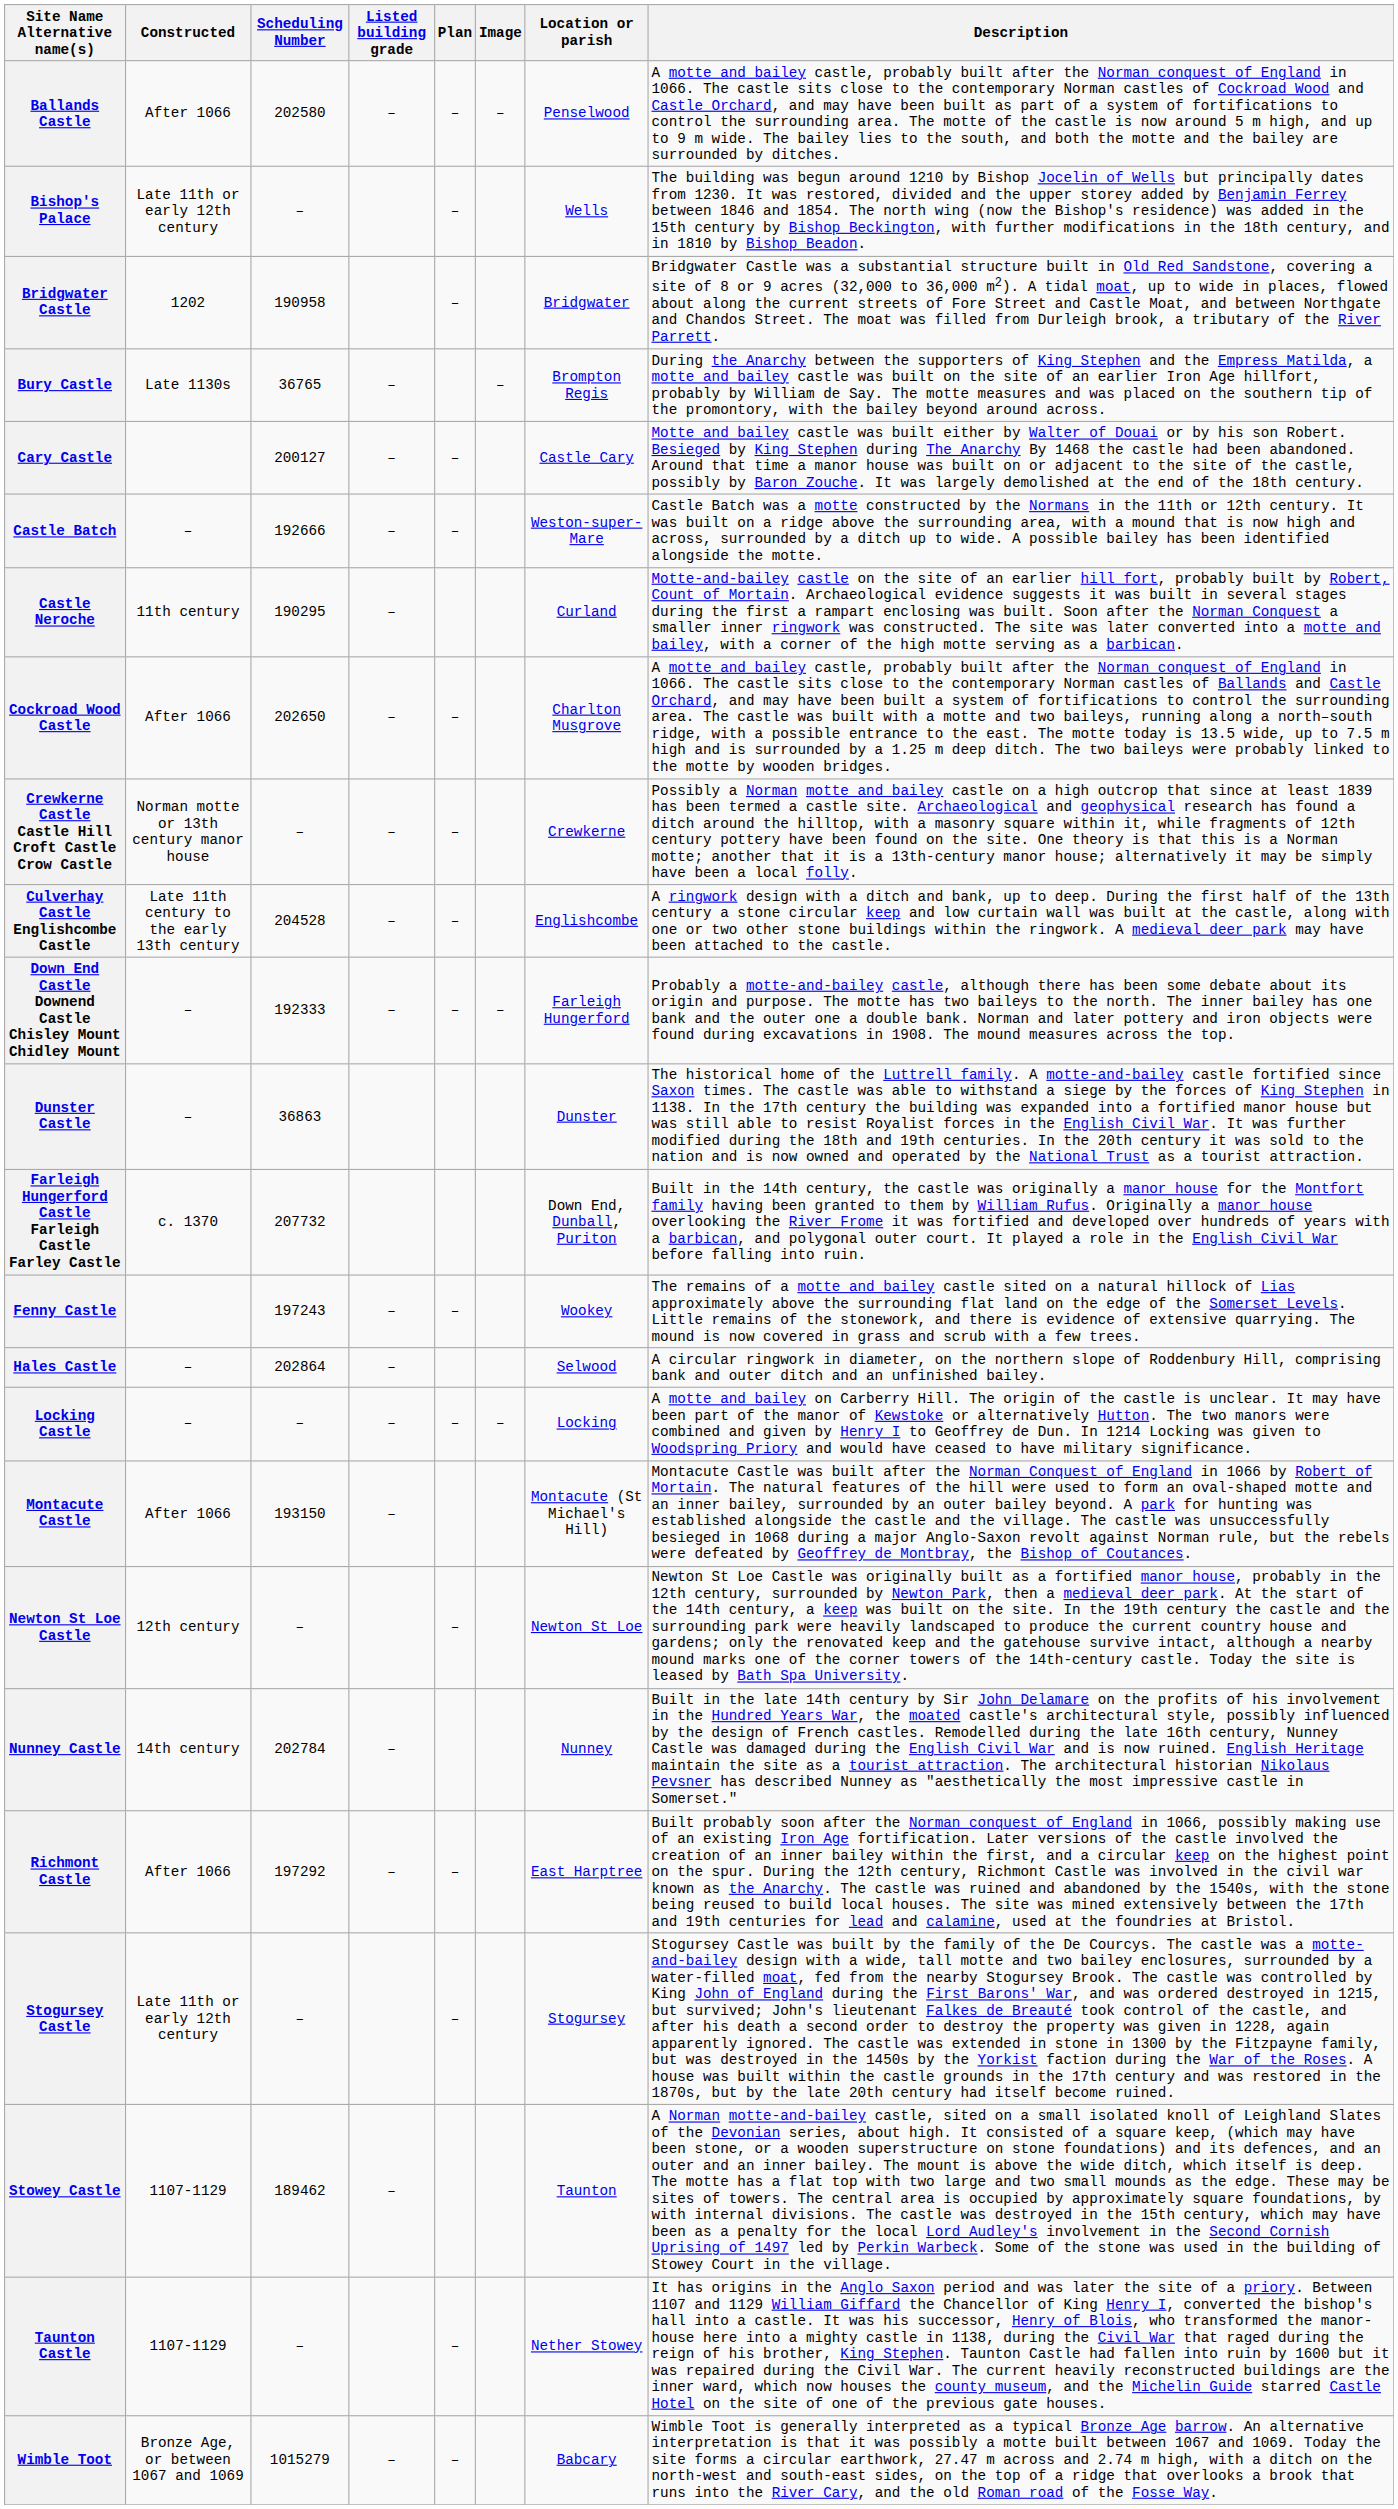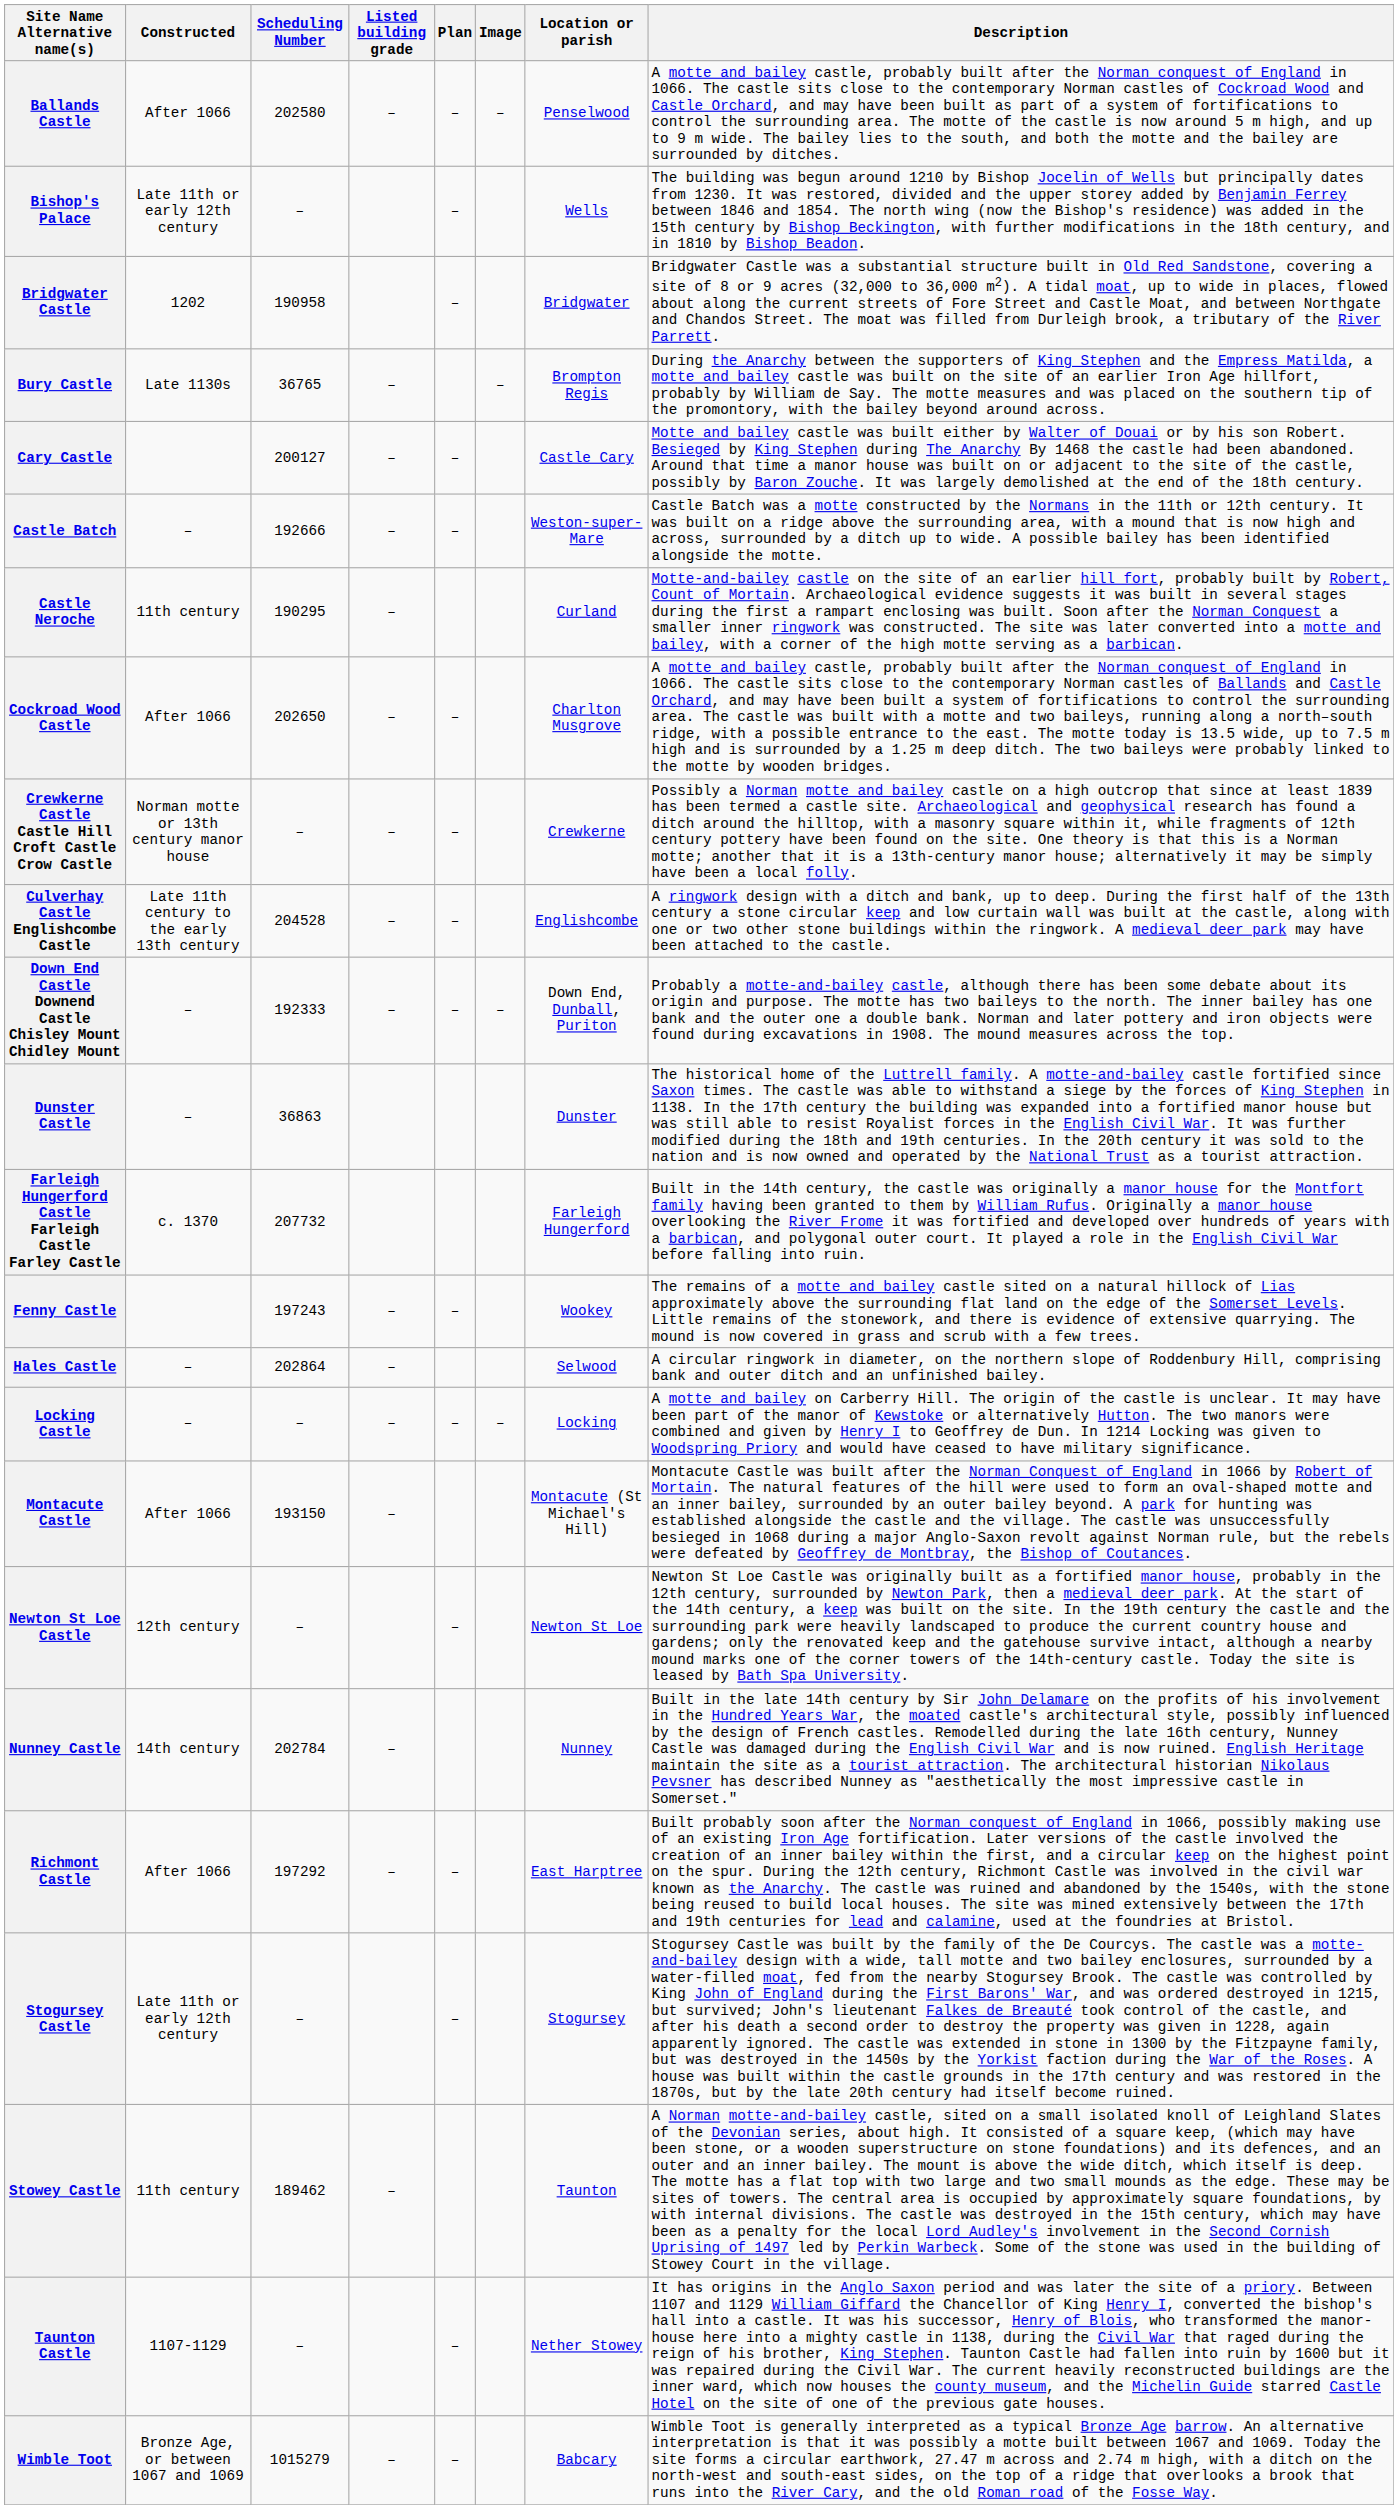(587, 1010) Farleigh Hungerford -> (587, 1010) Down End, Dunball, Puriton
(587, 1222) Down End, Dunball, Puriton -> (587, 1222) Farleigh Hungerford
(188, 2191) 1107-1129 -> (188, 2191) 11th century
